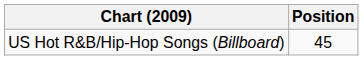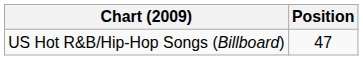(323, 42) 45 -> (323, 42) 47
